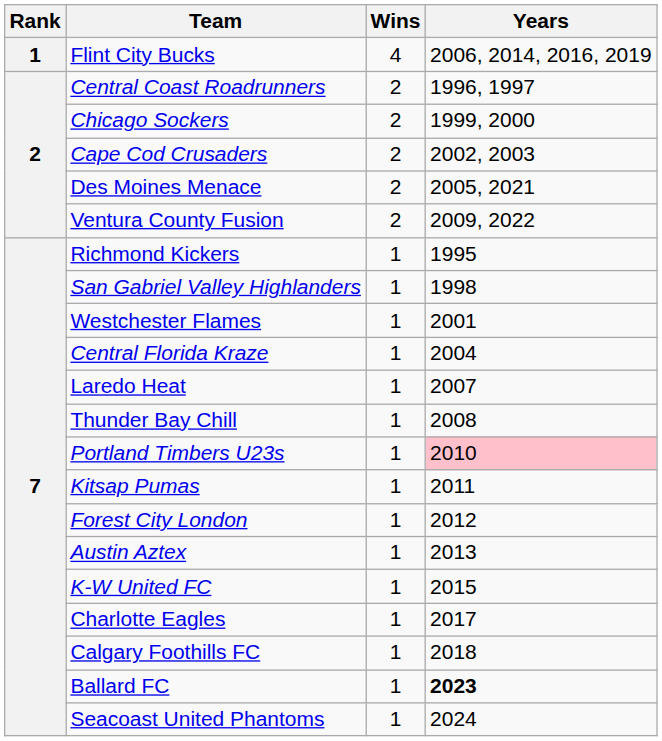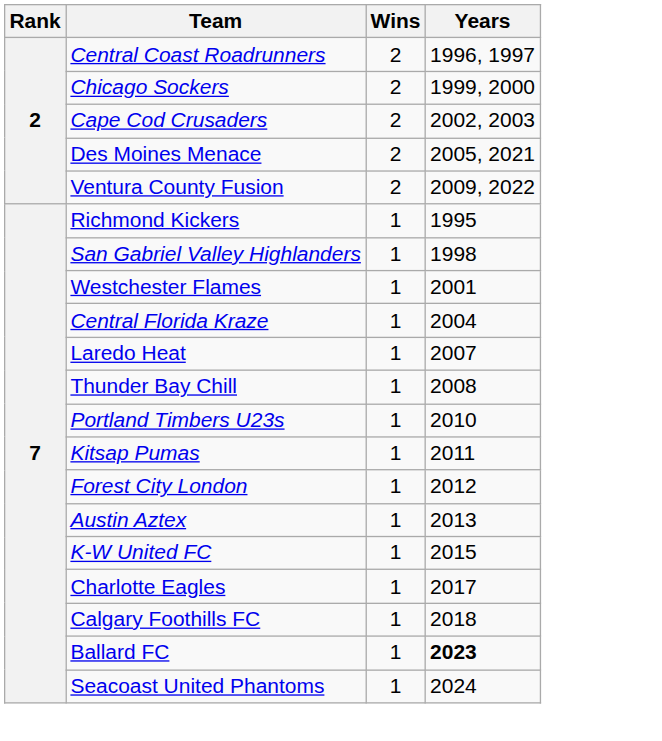- row: (143, 54)
(453, 453) pink background -> (453, 420) no background
